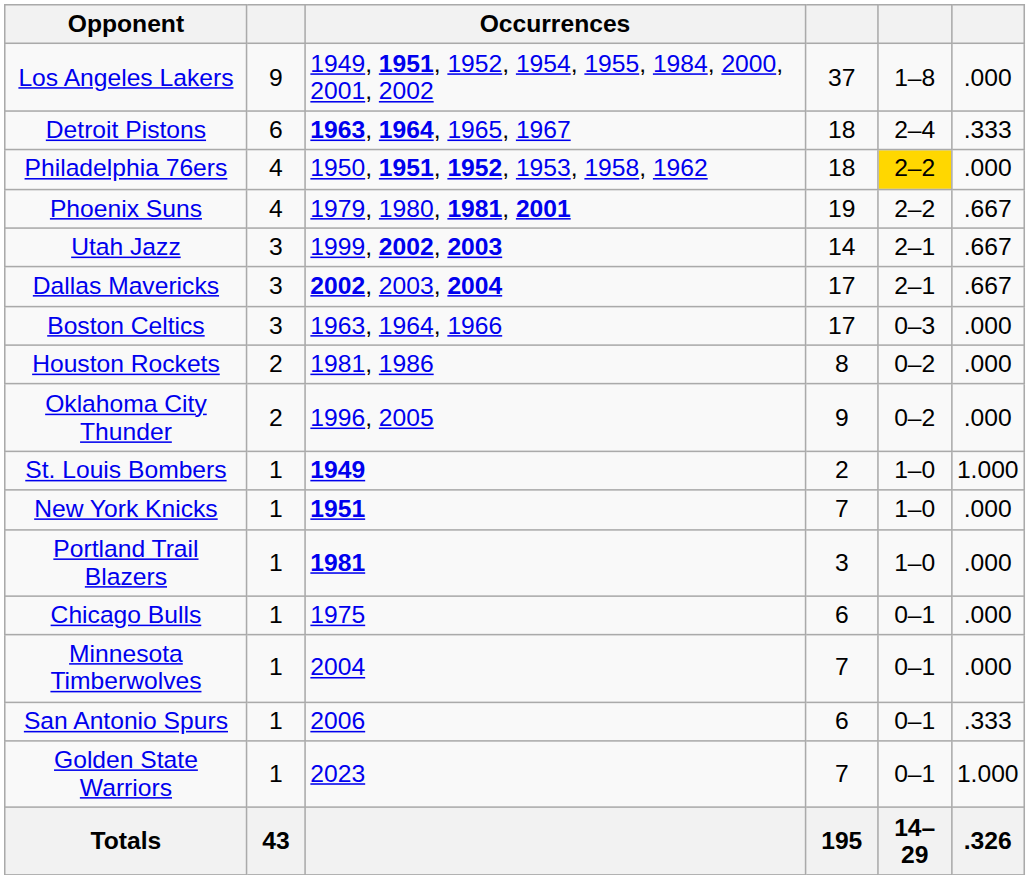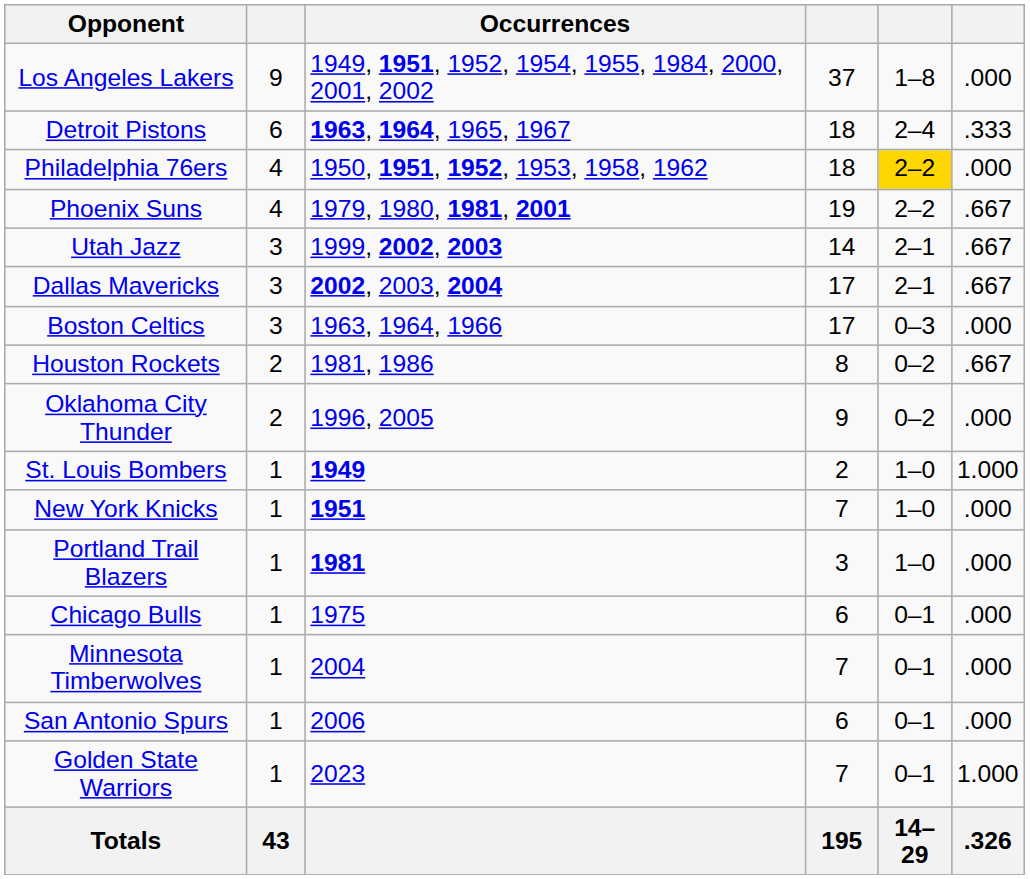(988, 364) .000 -> (988, 364) .667
(988, 721) .333 -> (988, 721) .000
